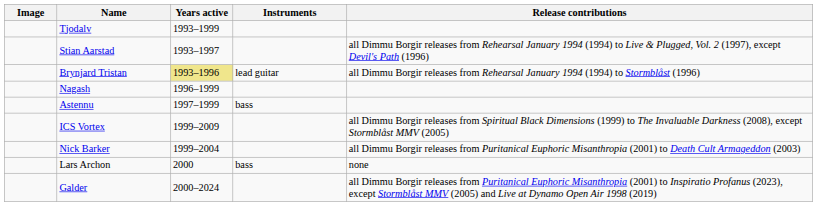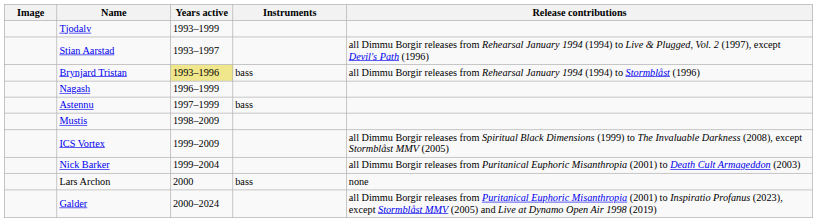(257, 72) lead guitar -> (244, 72) bass
+ row: (73, 121)
